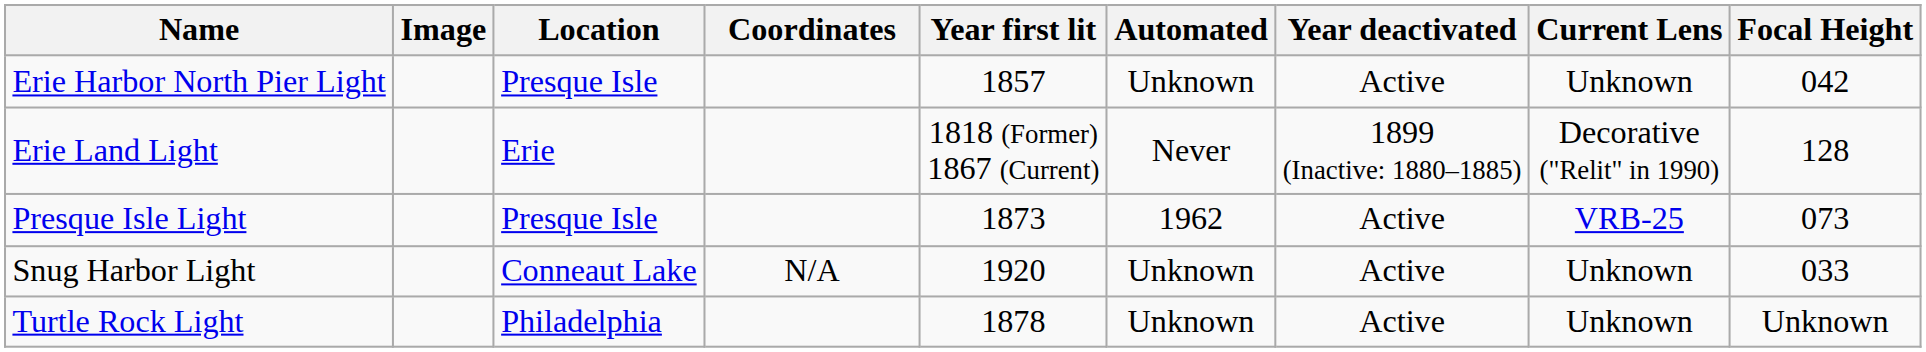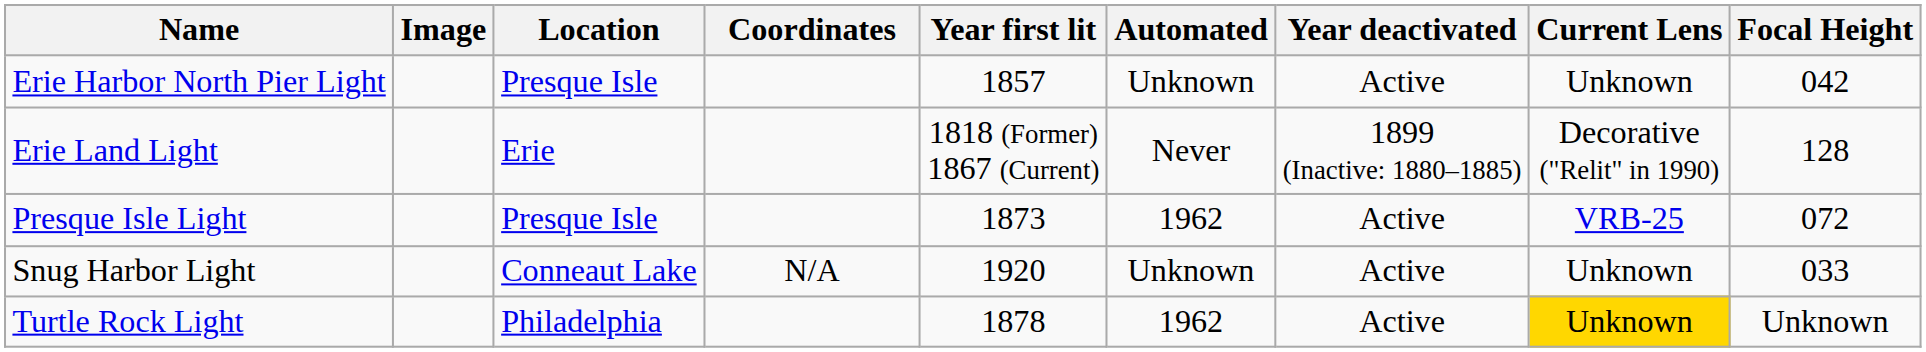(1825, 219) 073 -> (1825, 219) 072
(1191, 321) Unknown -> (1191, 321) 1962
(1629, 321) no background -> (1629, 321) gold background
